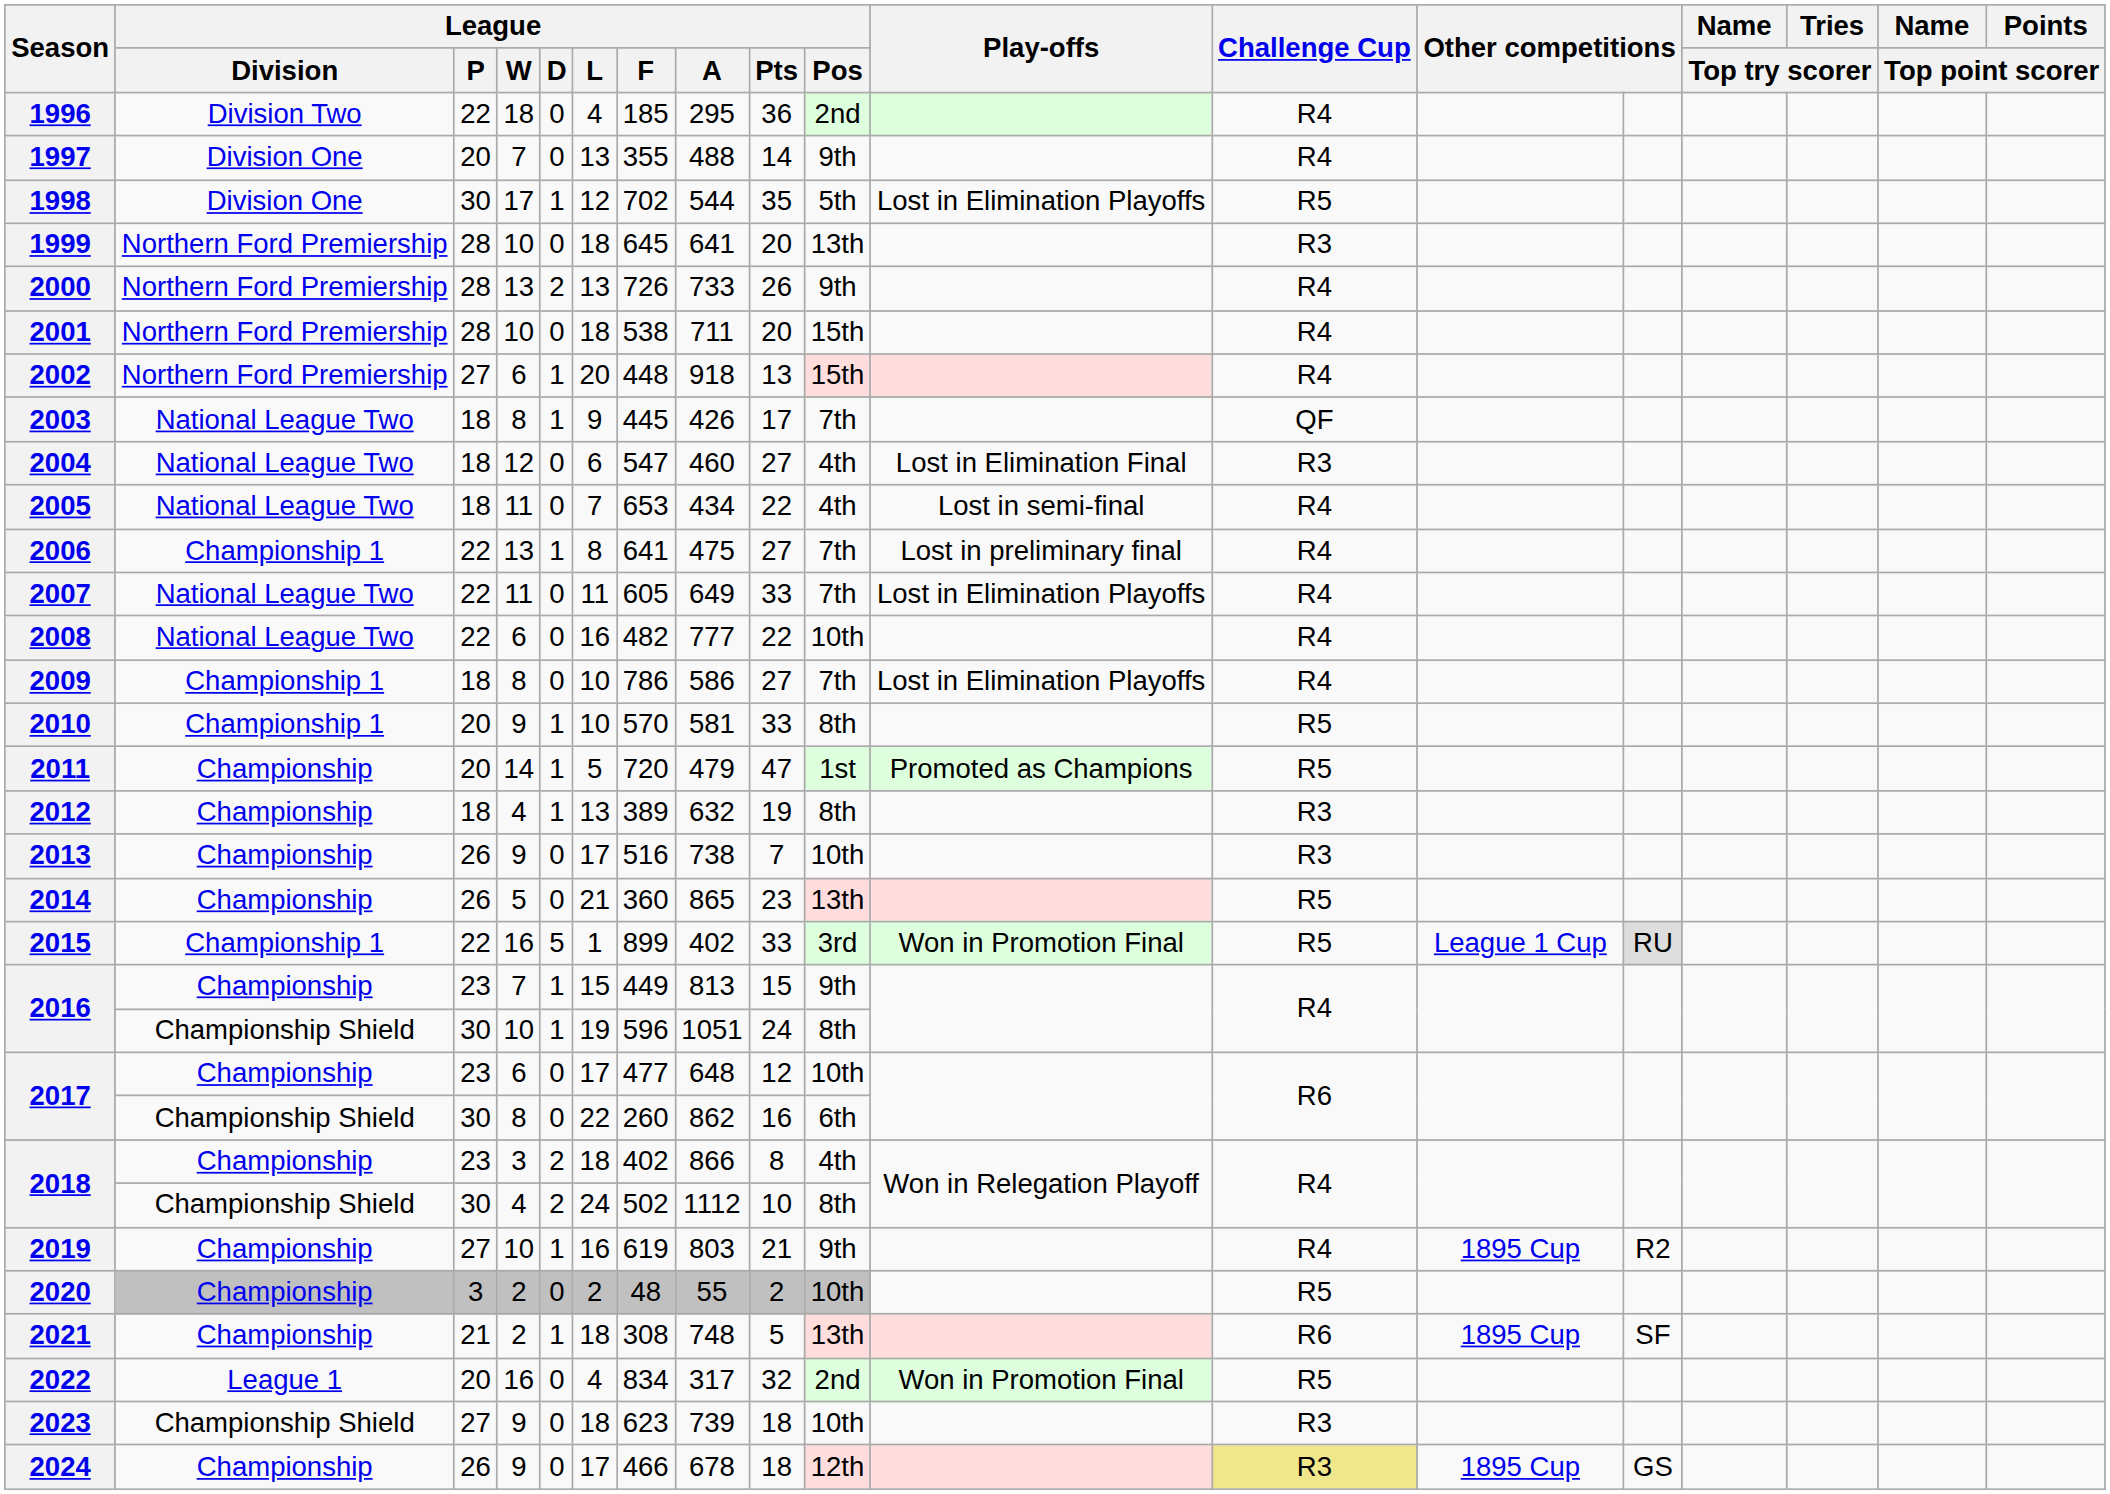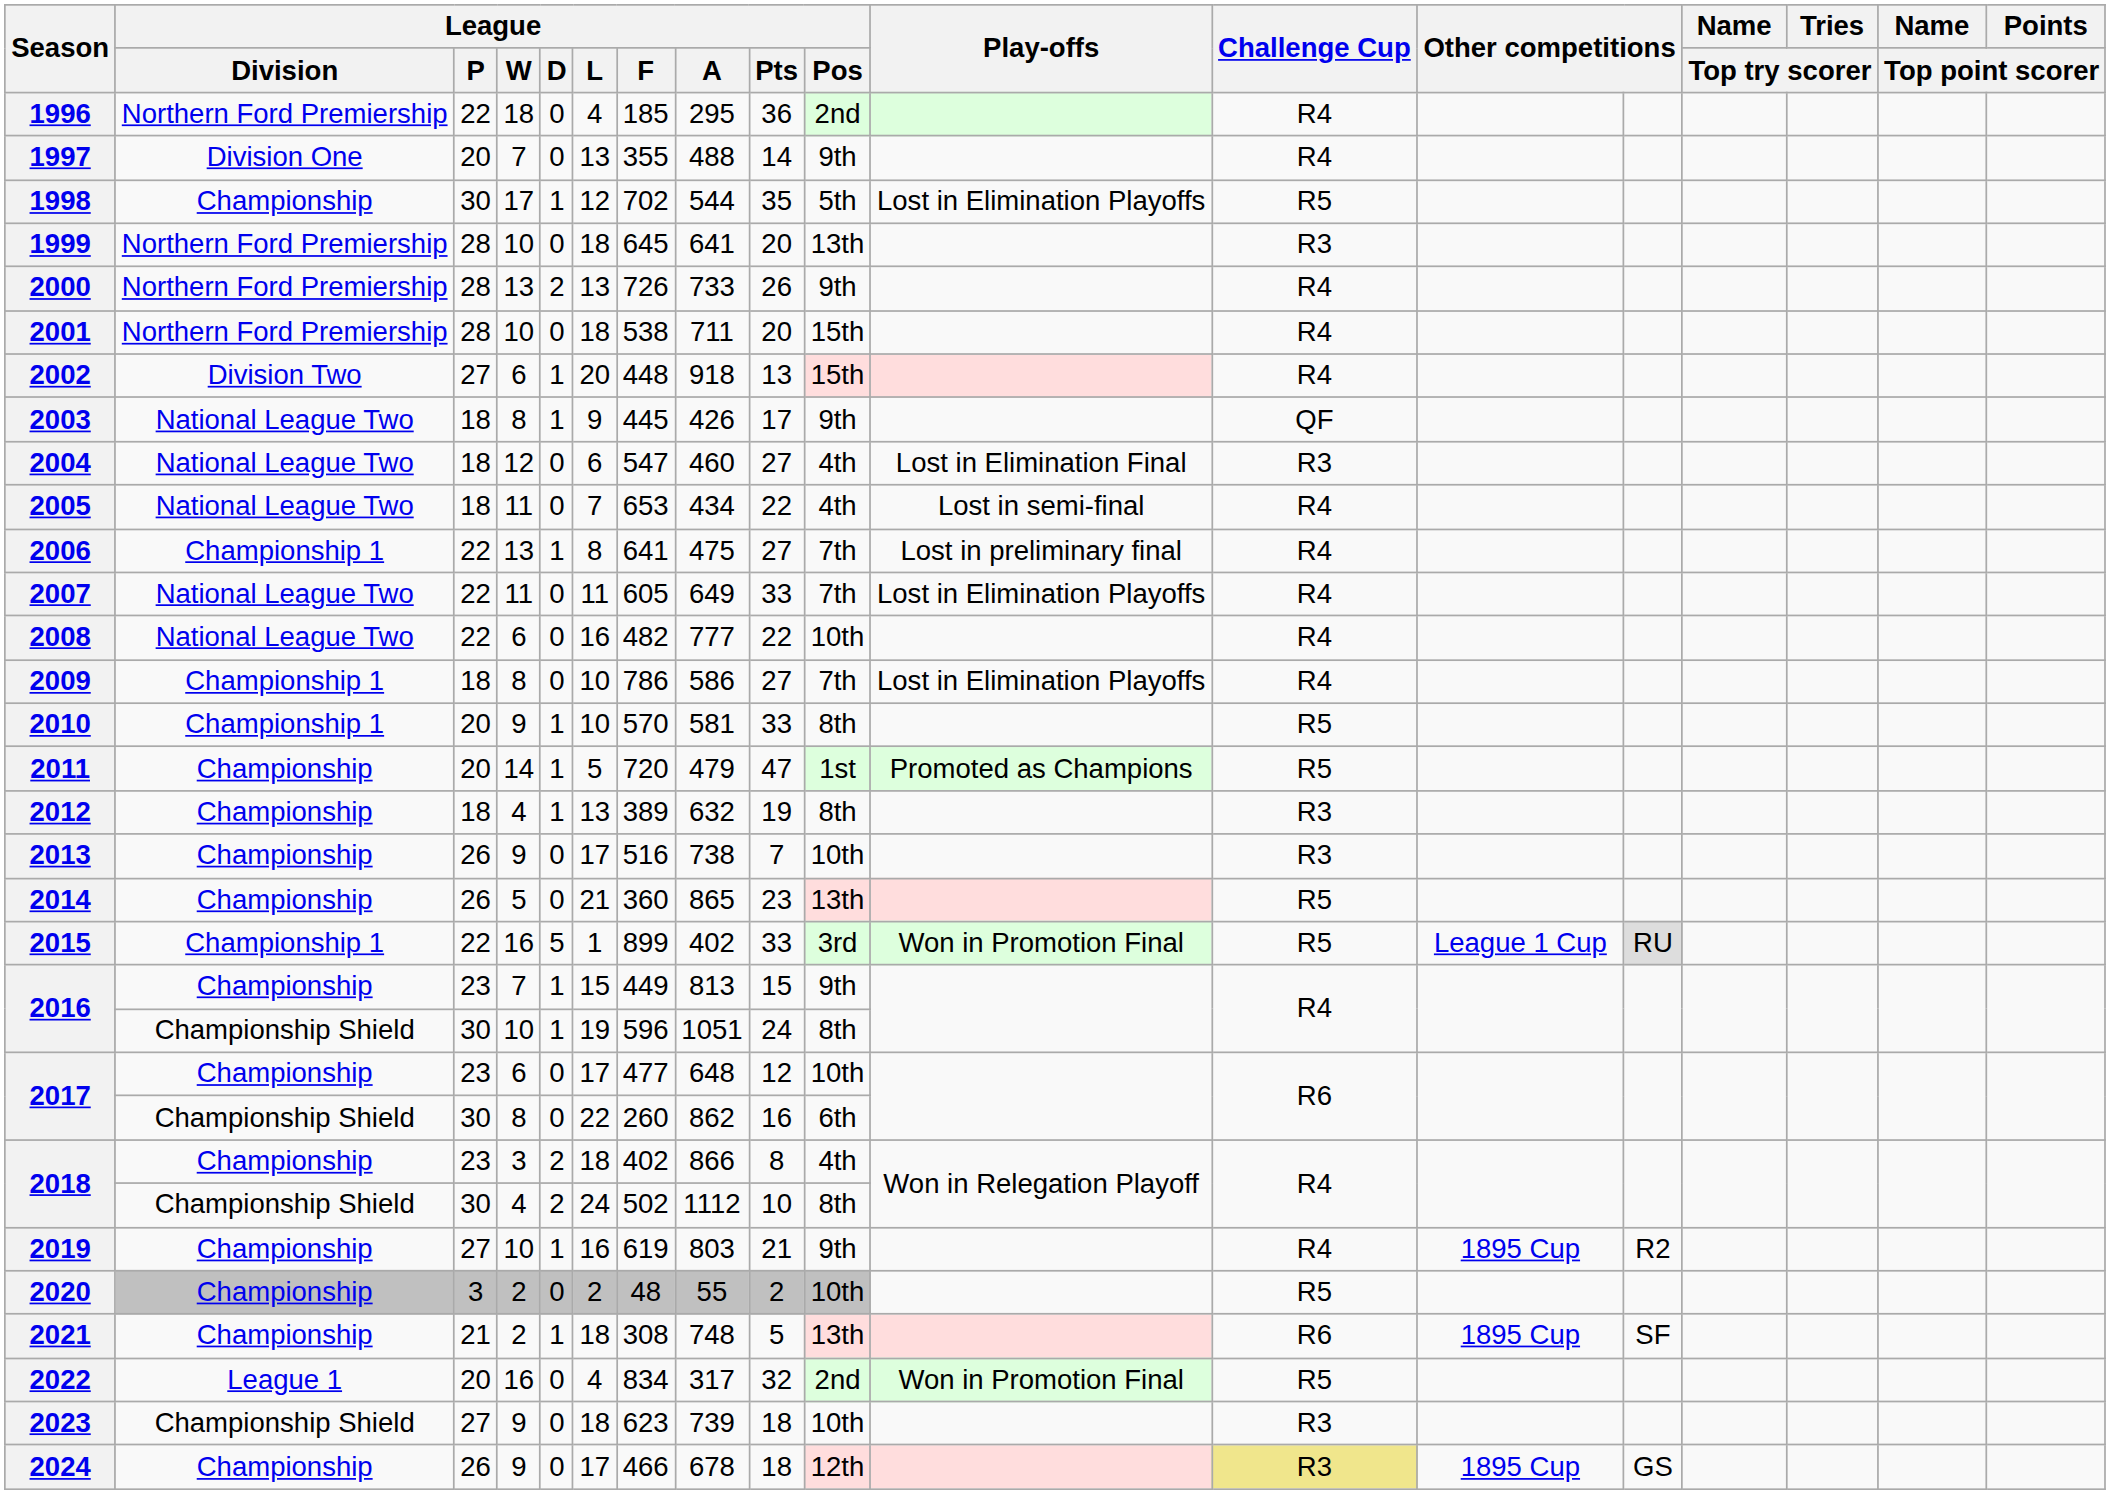(285, 113) Division Two -> (285, 113) Northern Ford Premiership
(285, 200) Division One -> (285, 200) Championship
(285, 375) Northern Ford Premiership -> (285, 375) Division Two
(838, 419) 7th -> (838, 419) 9th
